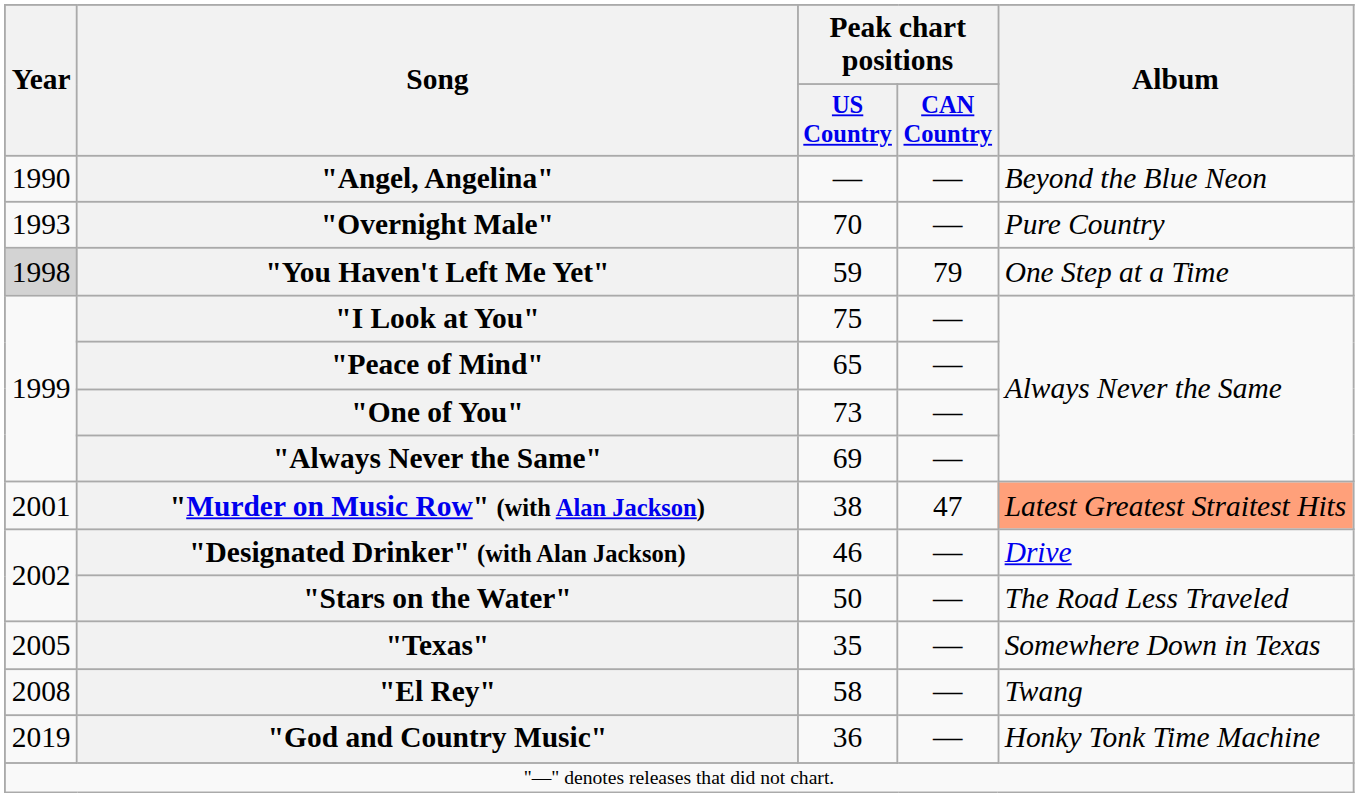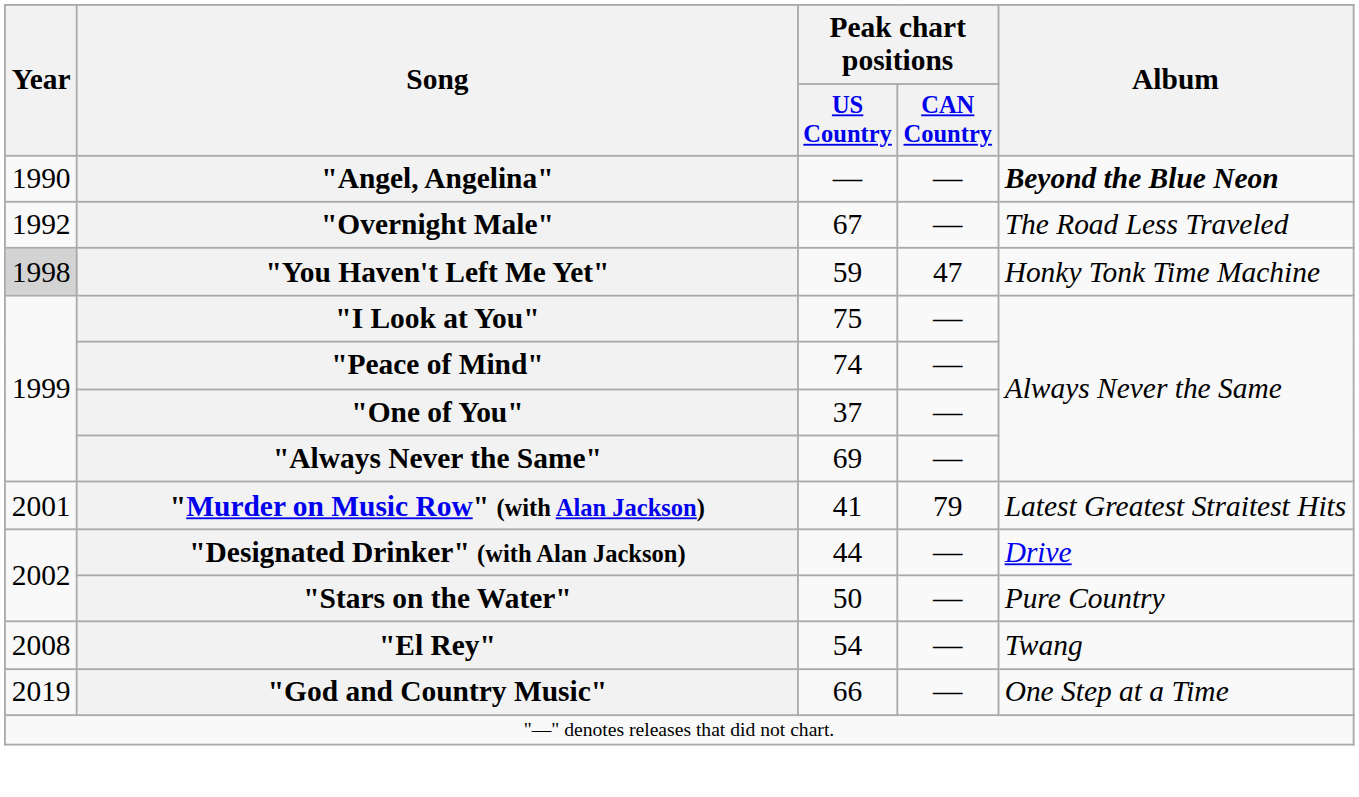(1136, 178) normal -> (1142, 178) bold
(41, 224) 1993 -> (41, 224) 1992
(848, 224) 70 -> (848, 224) 67
(1085, 224) Pure Country -> (1147, 224) The Road Less Traveled
(948, 271) 79 -> (948, 271) 47
(1117, 271) One Step at a Time -> (1162, 271) Honky Tonk Time Machine
(848, 364) 65 -> (848, 364) 74
(848, 411) 73 -> (848, 411) 37
(848, 504) 38 -> (848, 504) 41
(948, 504) 47 -> (948, 504) 79
(1175, 504) lightsalmon background -> (1175, 504) no background
(848, 551) 46 -> (848, 551) 44
(1147, 598) The Road Less Traveled -> (1085, 598) Pure Country
- row: (437, 645)
(848, 691) 58 -> (848, 645) 54
(848, 738) 36 -> (848, 691) 66
(1162, 738) Honky Tonk Time Machine -> (1117, 691) One Step at a Time
